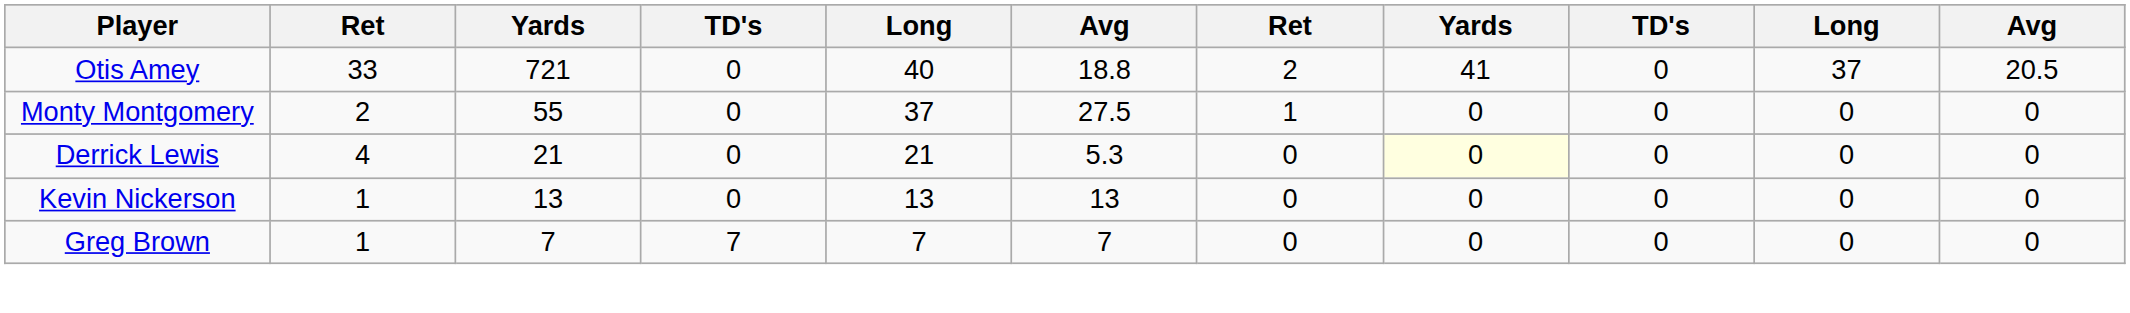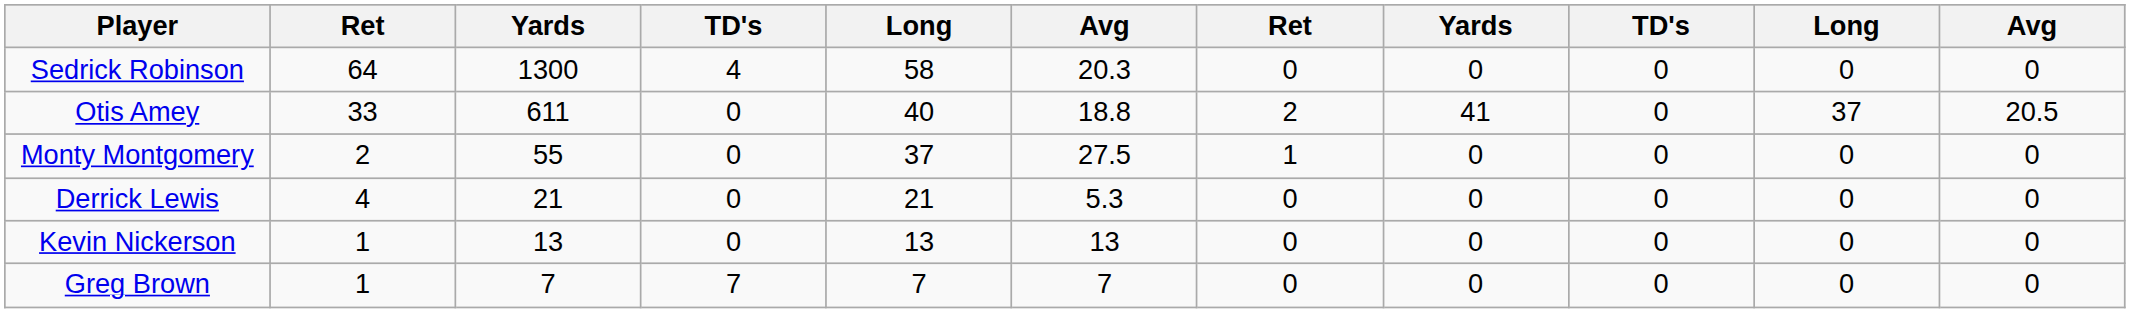+ row: (137, 69)
(548, 69) 721 -> (548, 112) 611
(1475, 155) lightyellow background -> (1475, 198) no background
